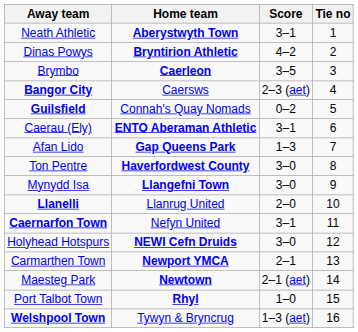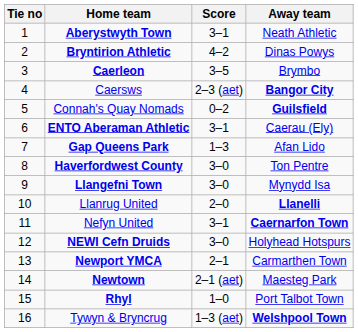columns swapped: (333, 14) <-> (58, 14)
